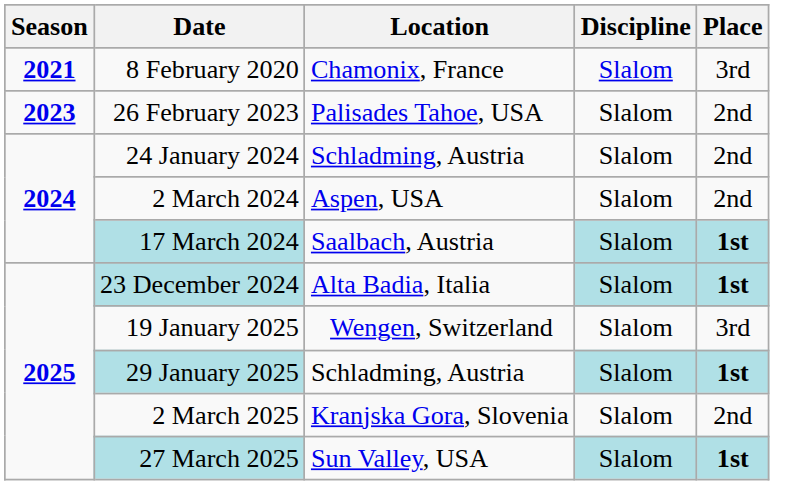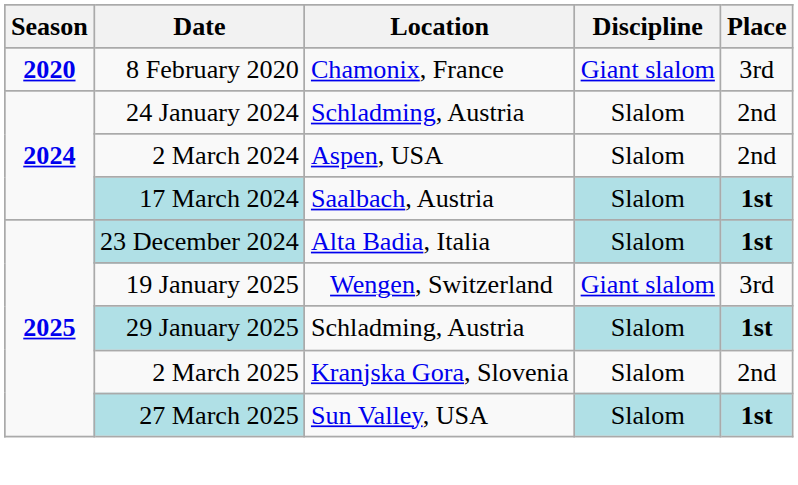(49, 69) 2021 -> (49, 69) 2020
(636, 69) Slalom -> (648, 69) Giant slalom
- row: (206, 112)
(636, 327) Slalom -> (648, 284) Giant slalom
